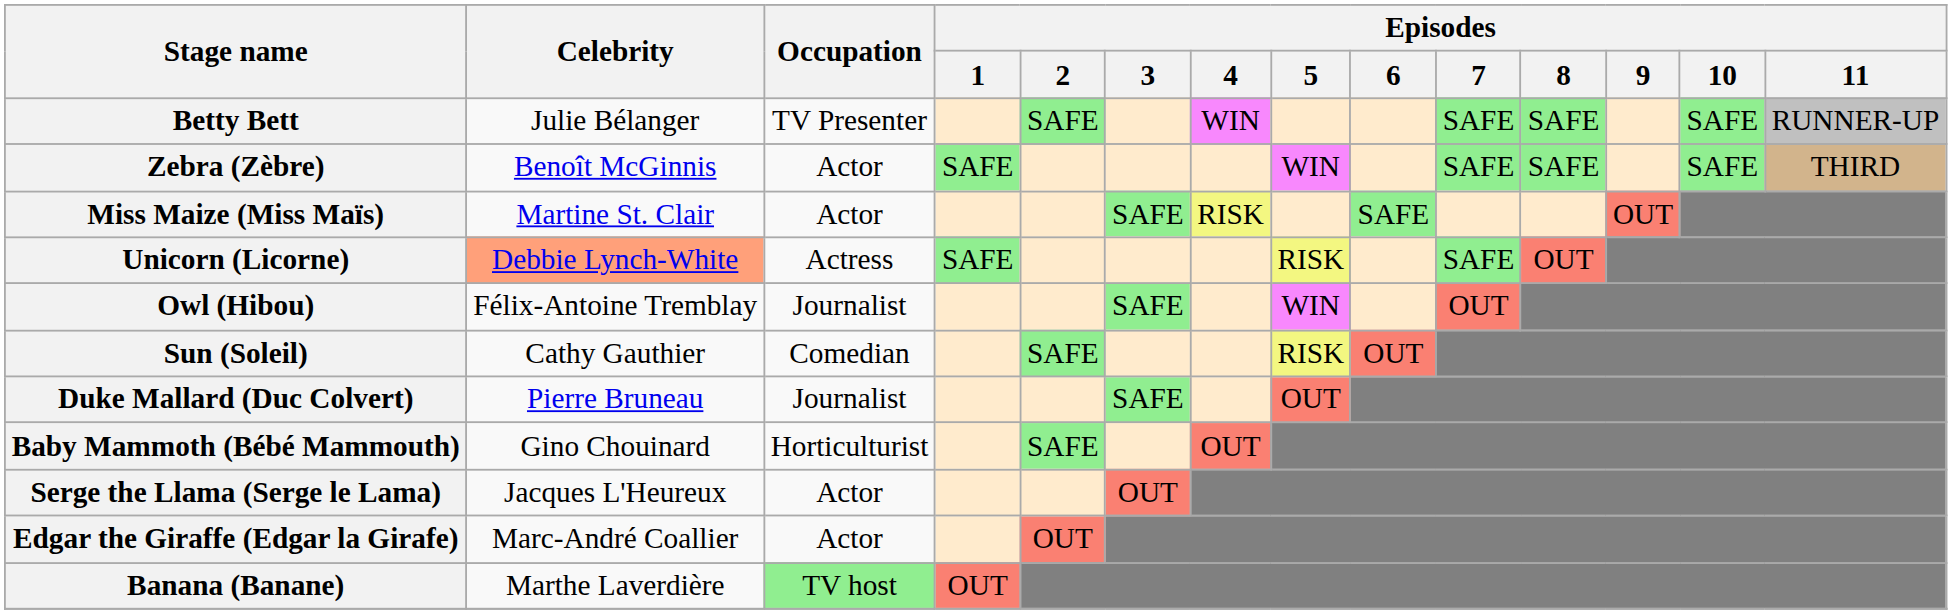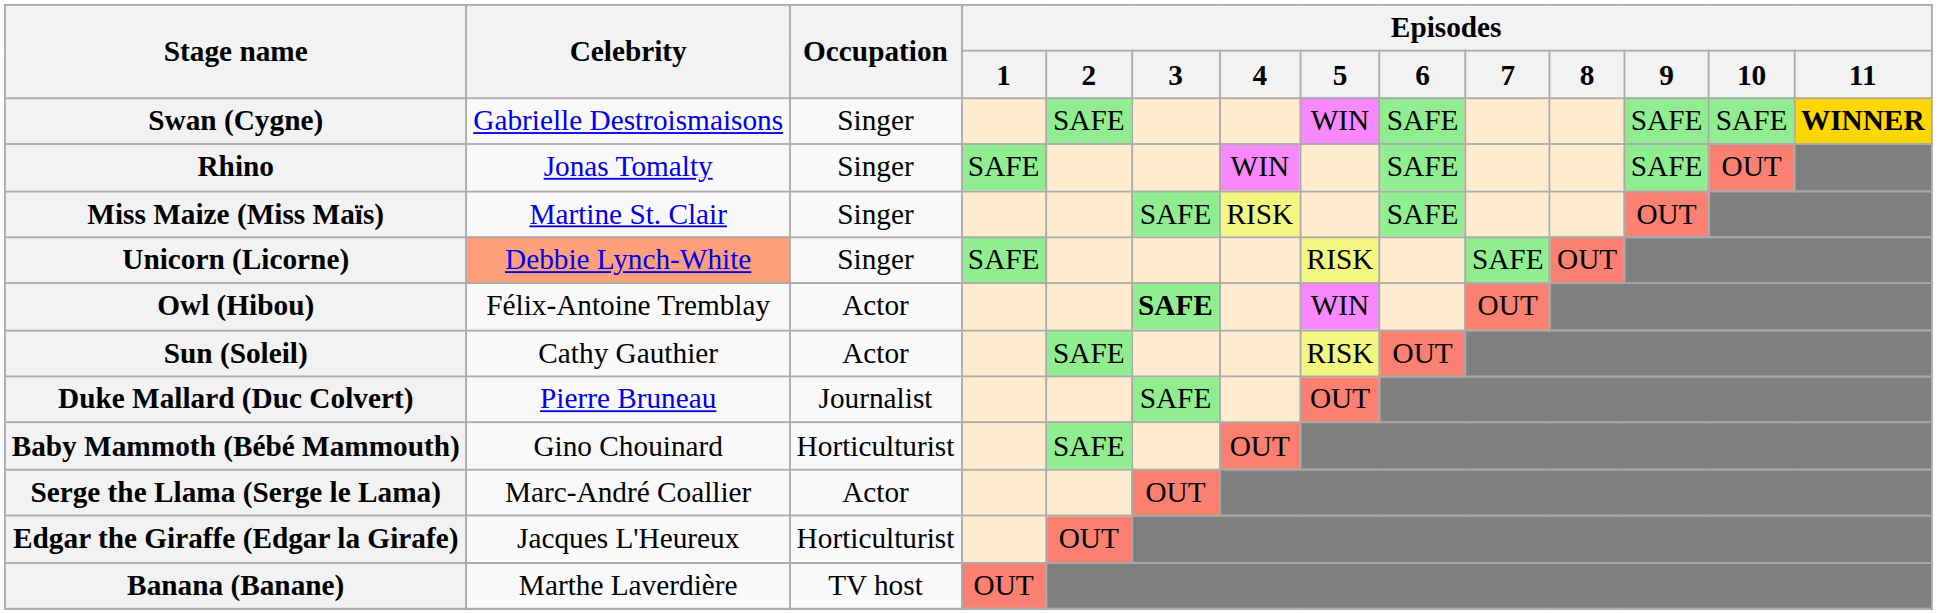+ row: (236, 120)
- row: (236, 120)
- row: (236, 167)
+ row: (236, 167)
(850, 213) Actor -> (875, 213) Singer
(850, 259) Actress -> (875, 259) Singer
(850, 306) Journalist -> (875, 306) Actor
(1148, 306) normal -> (1175, 306) bold
(850, 352) Comedian -> (875, 352) Actor
(615, 492) Jacques L'Heureux -> (628, 492) Marc-André Coallier
(615, 538) Marc-André Coallier -> (628, 538) Jacques L'Heureux
(850, 538) Actor -> (875, 538) Horticulturist
(850, 584) lightgreen background -> (875, 584) no background
